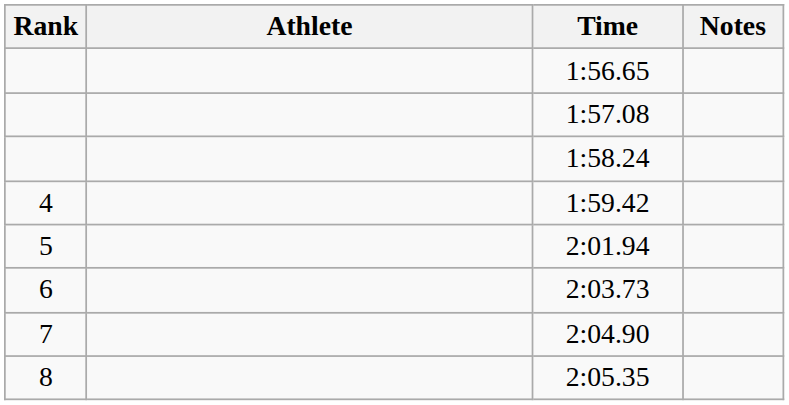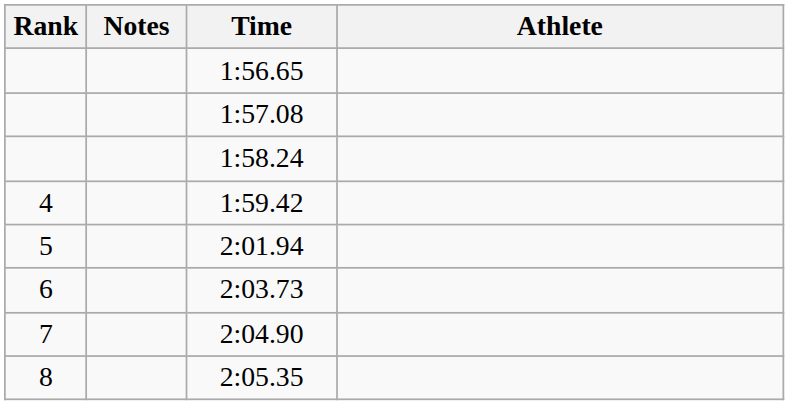columns swapped: (309, 26) <-> (733, 26)
